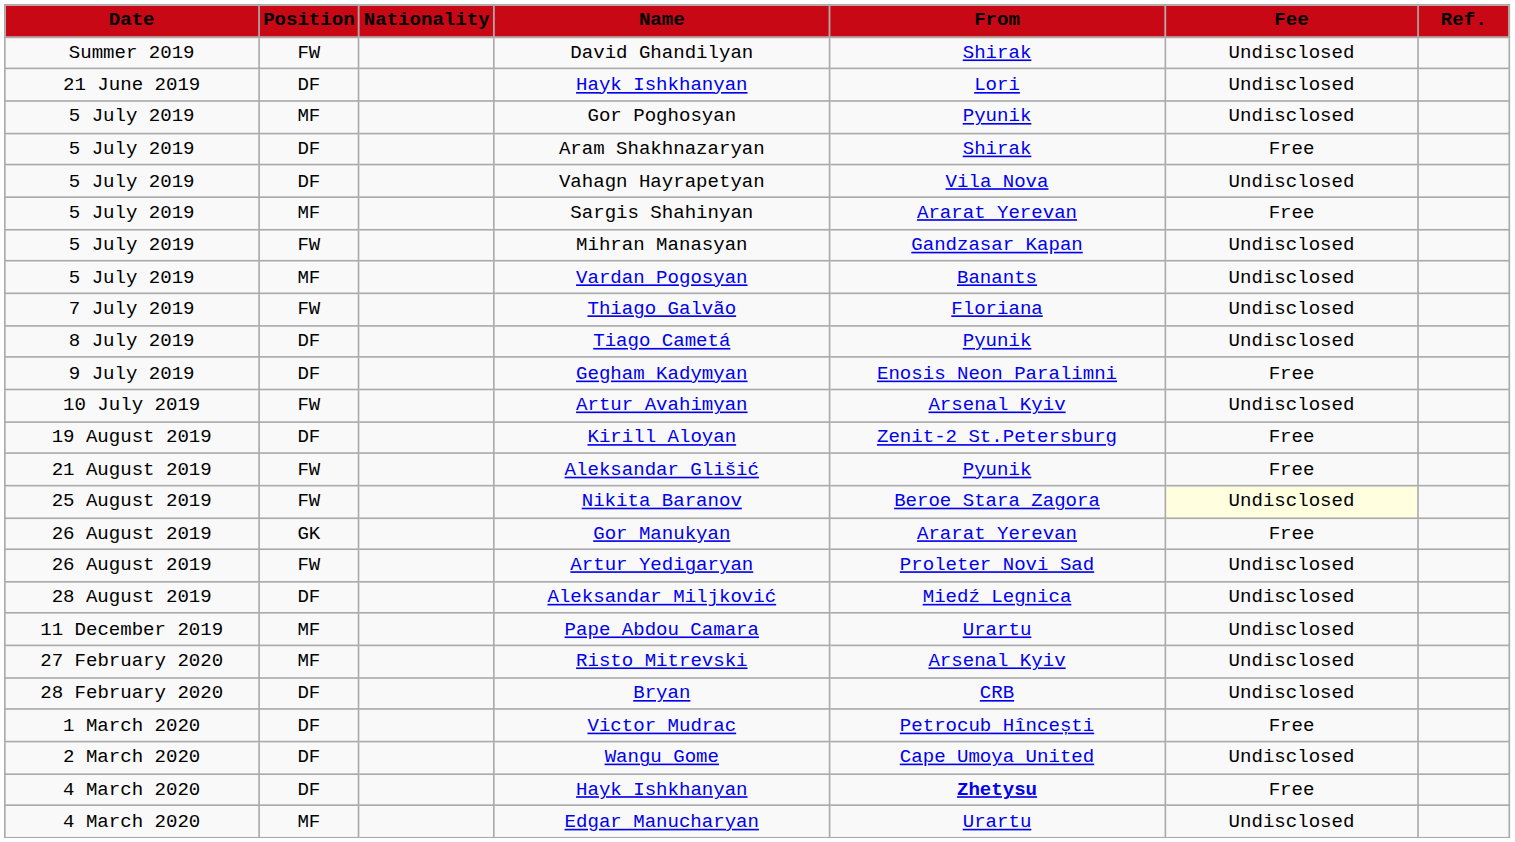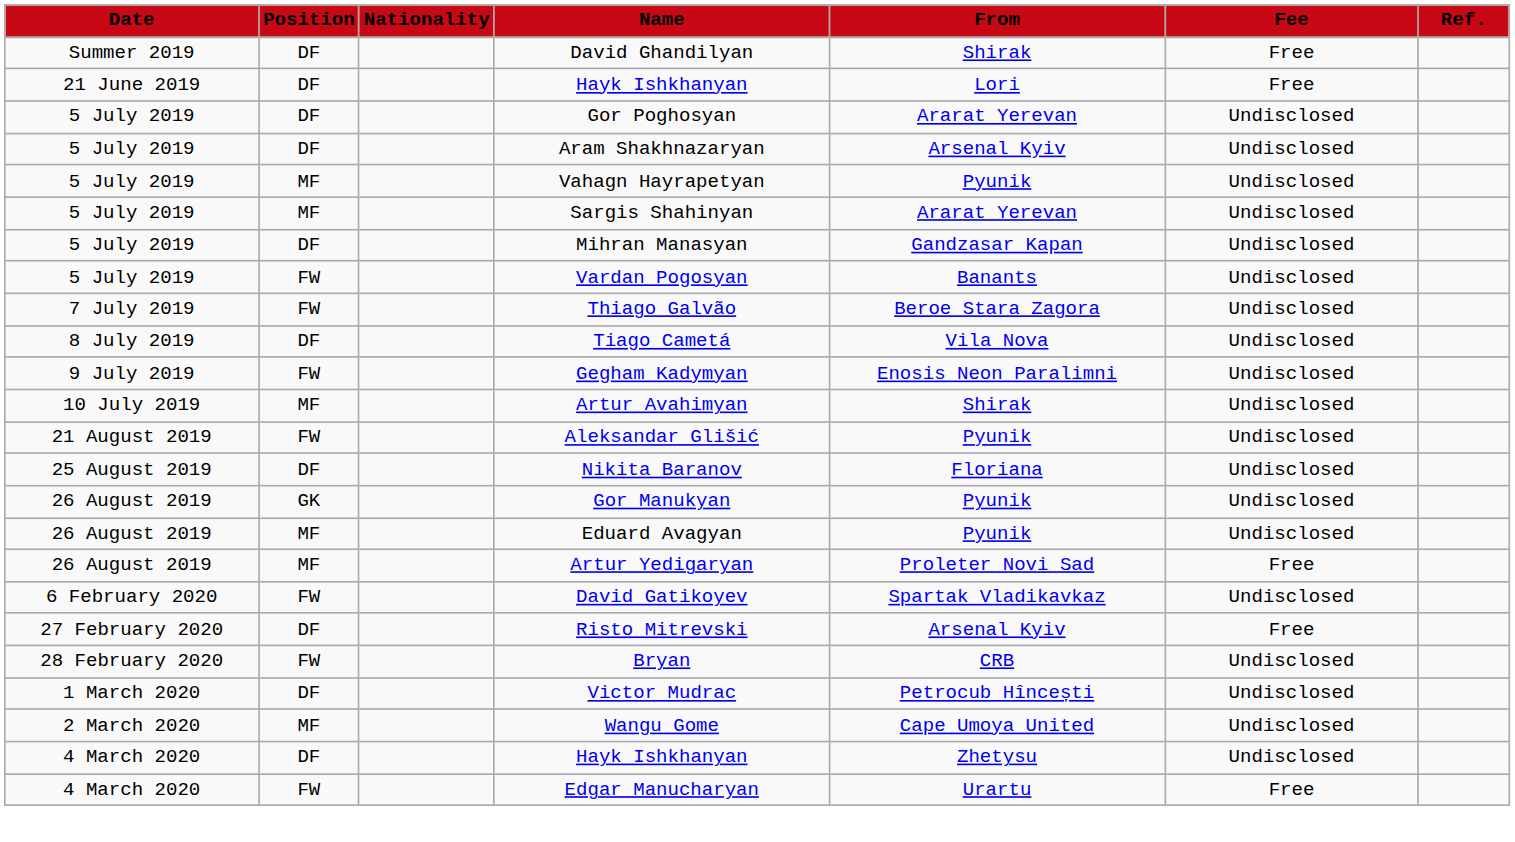(309, 53) FW -> (309, 53) DF
(1291, 53) Undisclosed -> (1291, 53) Free
(1291, 85) Undisclosed -> (1291, 85) Free
(309, 117) MF -> (309, 117) DF
(997, 117) Pyunik -> (997, 117) Ararat Yerevan
(997, 149) Shirak -> (997, 149) Arsenal Kyiv
(1291, 149) Free -> (1291, 149) Undisclosed
(309, 181) DF -> (309, 181) MF
(997, 181) Vila Nova -> (997, 181) Pyunik
(1291, 213) Free -> (1291, 213) Undisclosed
(309, 245) FW -> (309, 245) DF
(309, 277) MF -> (309, 277) FW
(997, 309) Floriana -> (997, 309) Beroe Stara Zagora
(997, 341) Pyunik -> (997, 341) Vila Nova
(309, 373) DF -> (309, 373) FW
(1291, 373) Free -> (1291, 373) Undisclosed
(309, 405) FW -> (309, 405) MF
(997, 405) Arsenal Kyiv -> (997, 405) Shirak
- row: (132, 437)
(1291, 469) Free -> (1291, 437) Undisclosed
(309, 501) FW -> (309, 469) DF
(997, 501) Beroe Stara Zagora -> (997, 469) Floriana
(1291, 501) lightyellow background -> (1291, 469) no background
(997, 533) Ararat Yerevan -> (997, 501) Pyunik
(1291, 533) Free -> (1291, 501) Undisclosed
+ row: (132, 533)
(309, 565) FW -> (309, 565) MF
(1291, 565) Undisclosed -> (1291, 565) Free
- row: (132, 597)
- row: (132, 629)
+ row: (132, 597)
(309, 661) MF -> (309, 629) DF
(1291, 661) Undisclosed -> (1291, 629) Free
(309, 693) DF -> (309, 661) FW
(1291, 725) Free -> (1291, 693) Undisclosed
(309, 757) DF -> (309, 725) MF
(997, 789) bold -> (997, 757) normal
(1291, 789) Free -> (1291, 757) Undisclosed
(309, 822) MF -> (309, 789) FW
(1291, 822) Undisclosed -> (1291, 789) Free
